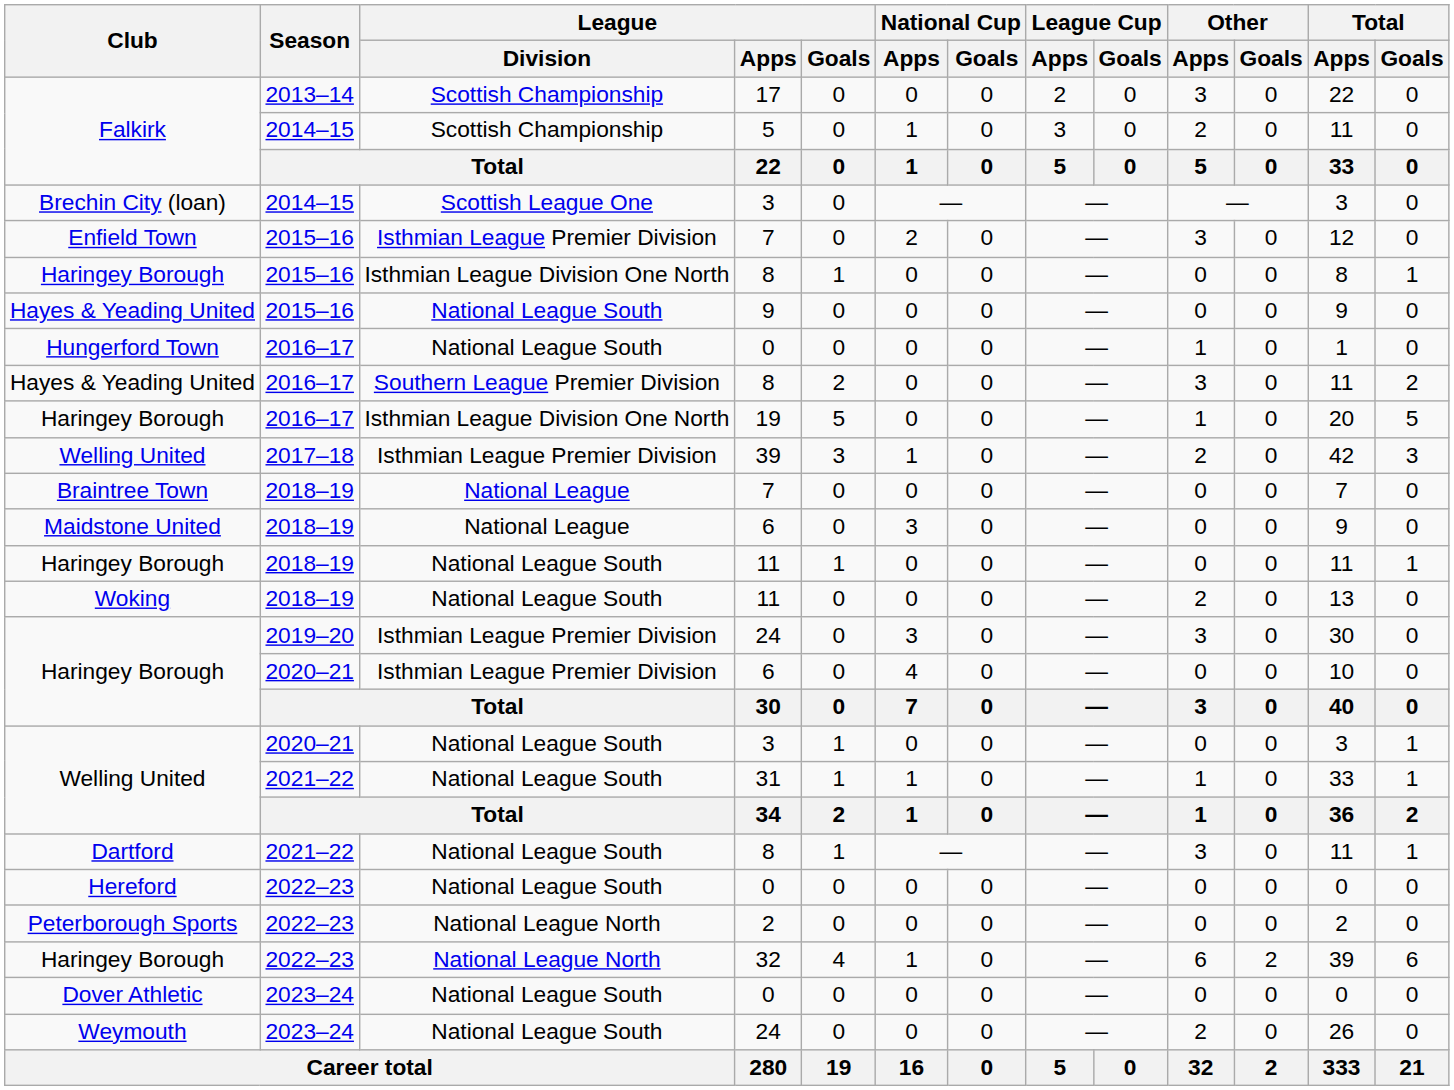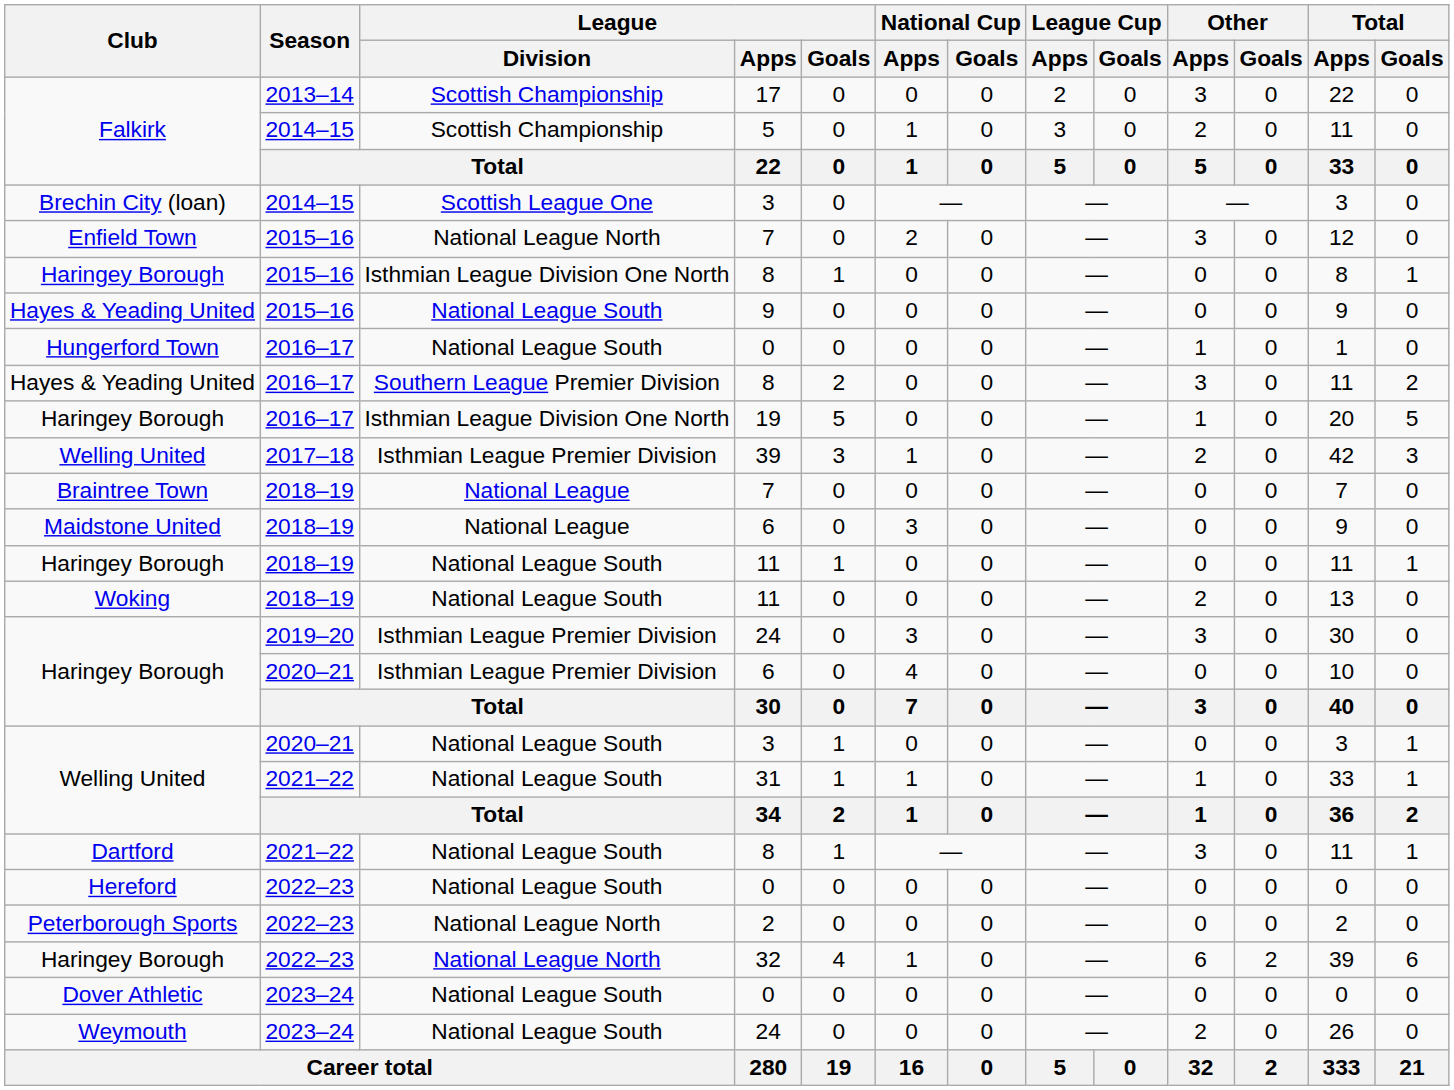(547, 238) Isthmian League Premier Division -> (547, 238) National League North
